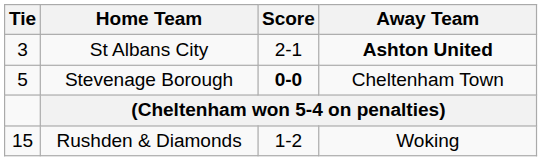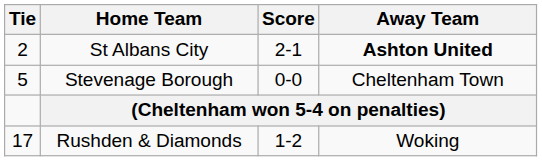(23, 49) 3 -> (23, 49) 2
(288, 79) bold -> (288, 79) normal
(23, 140) 15 -> (23, 140) 17
